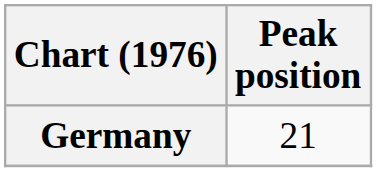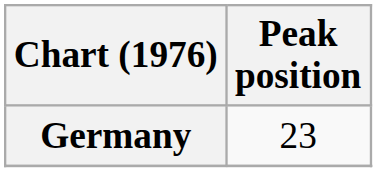(298, 135) 21 -> (298, 135) 23
